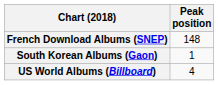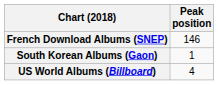(192, 39) 148 -> (192, 39) 146
